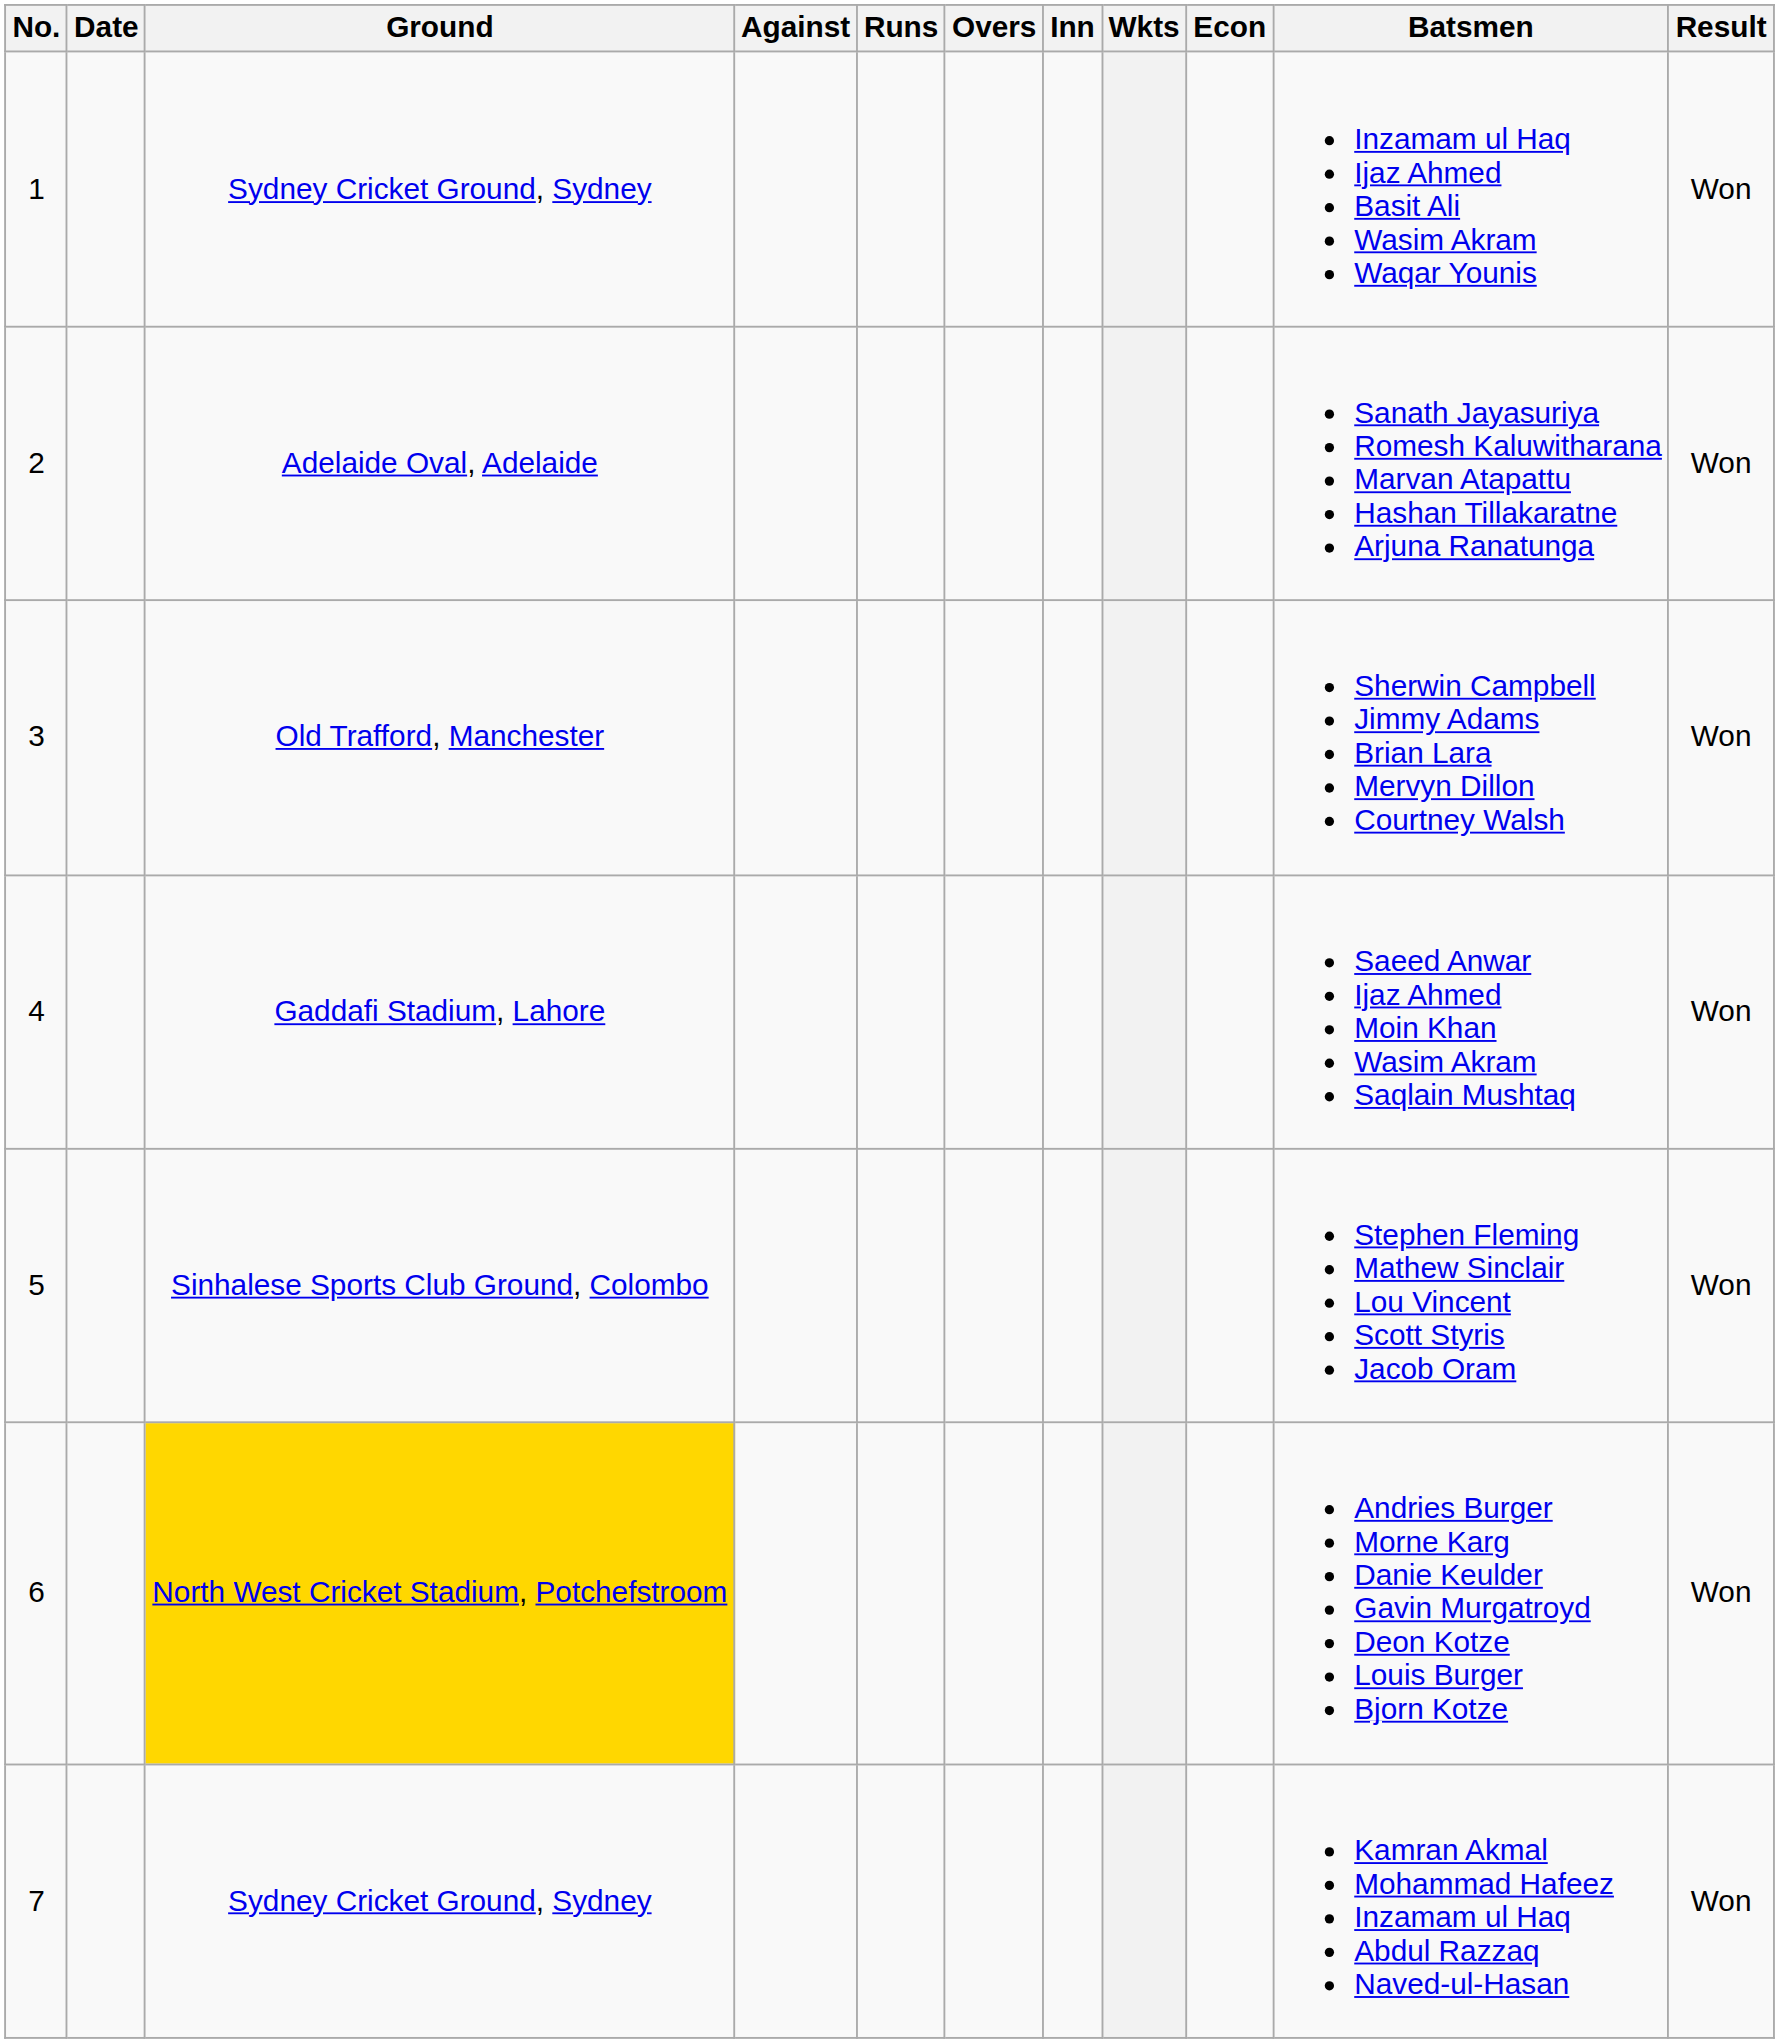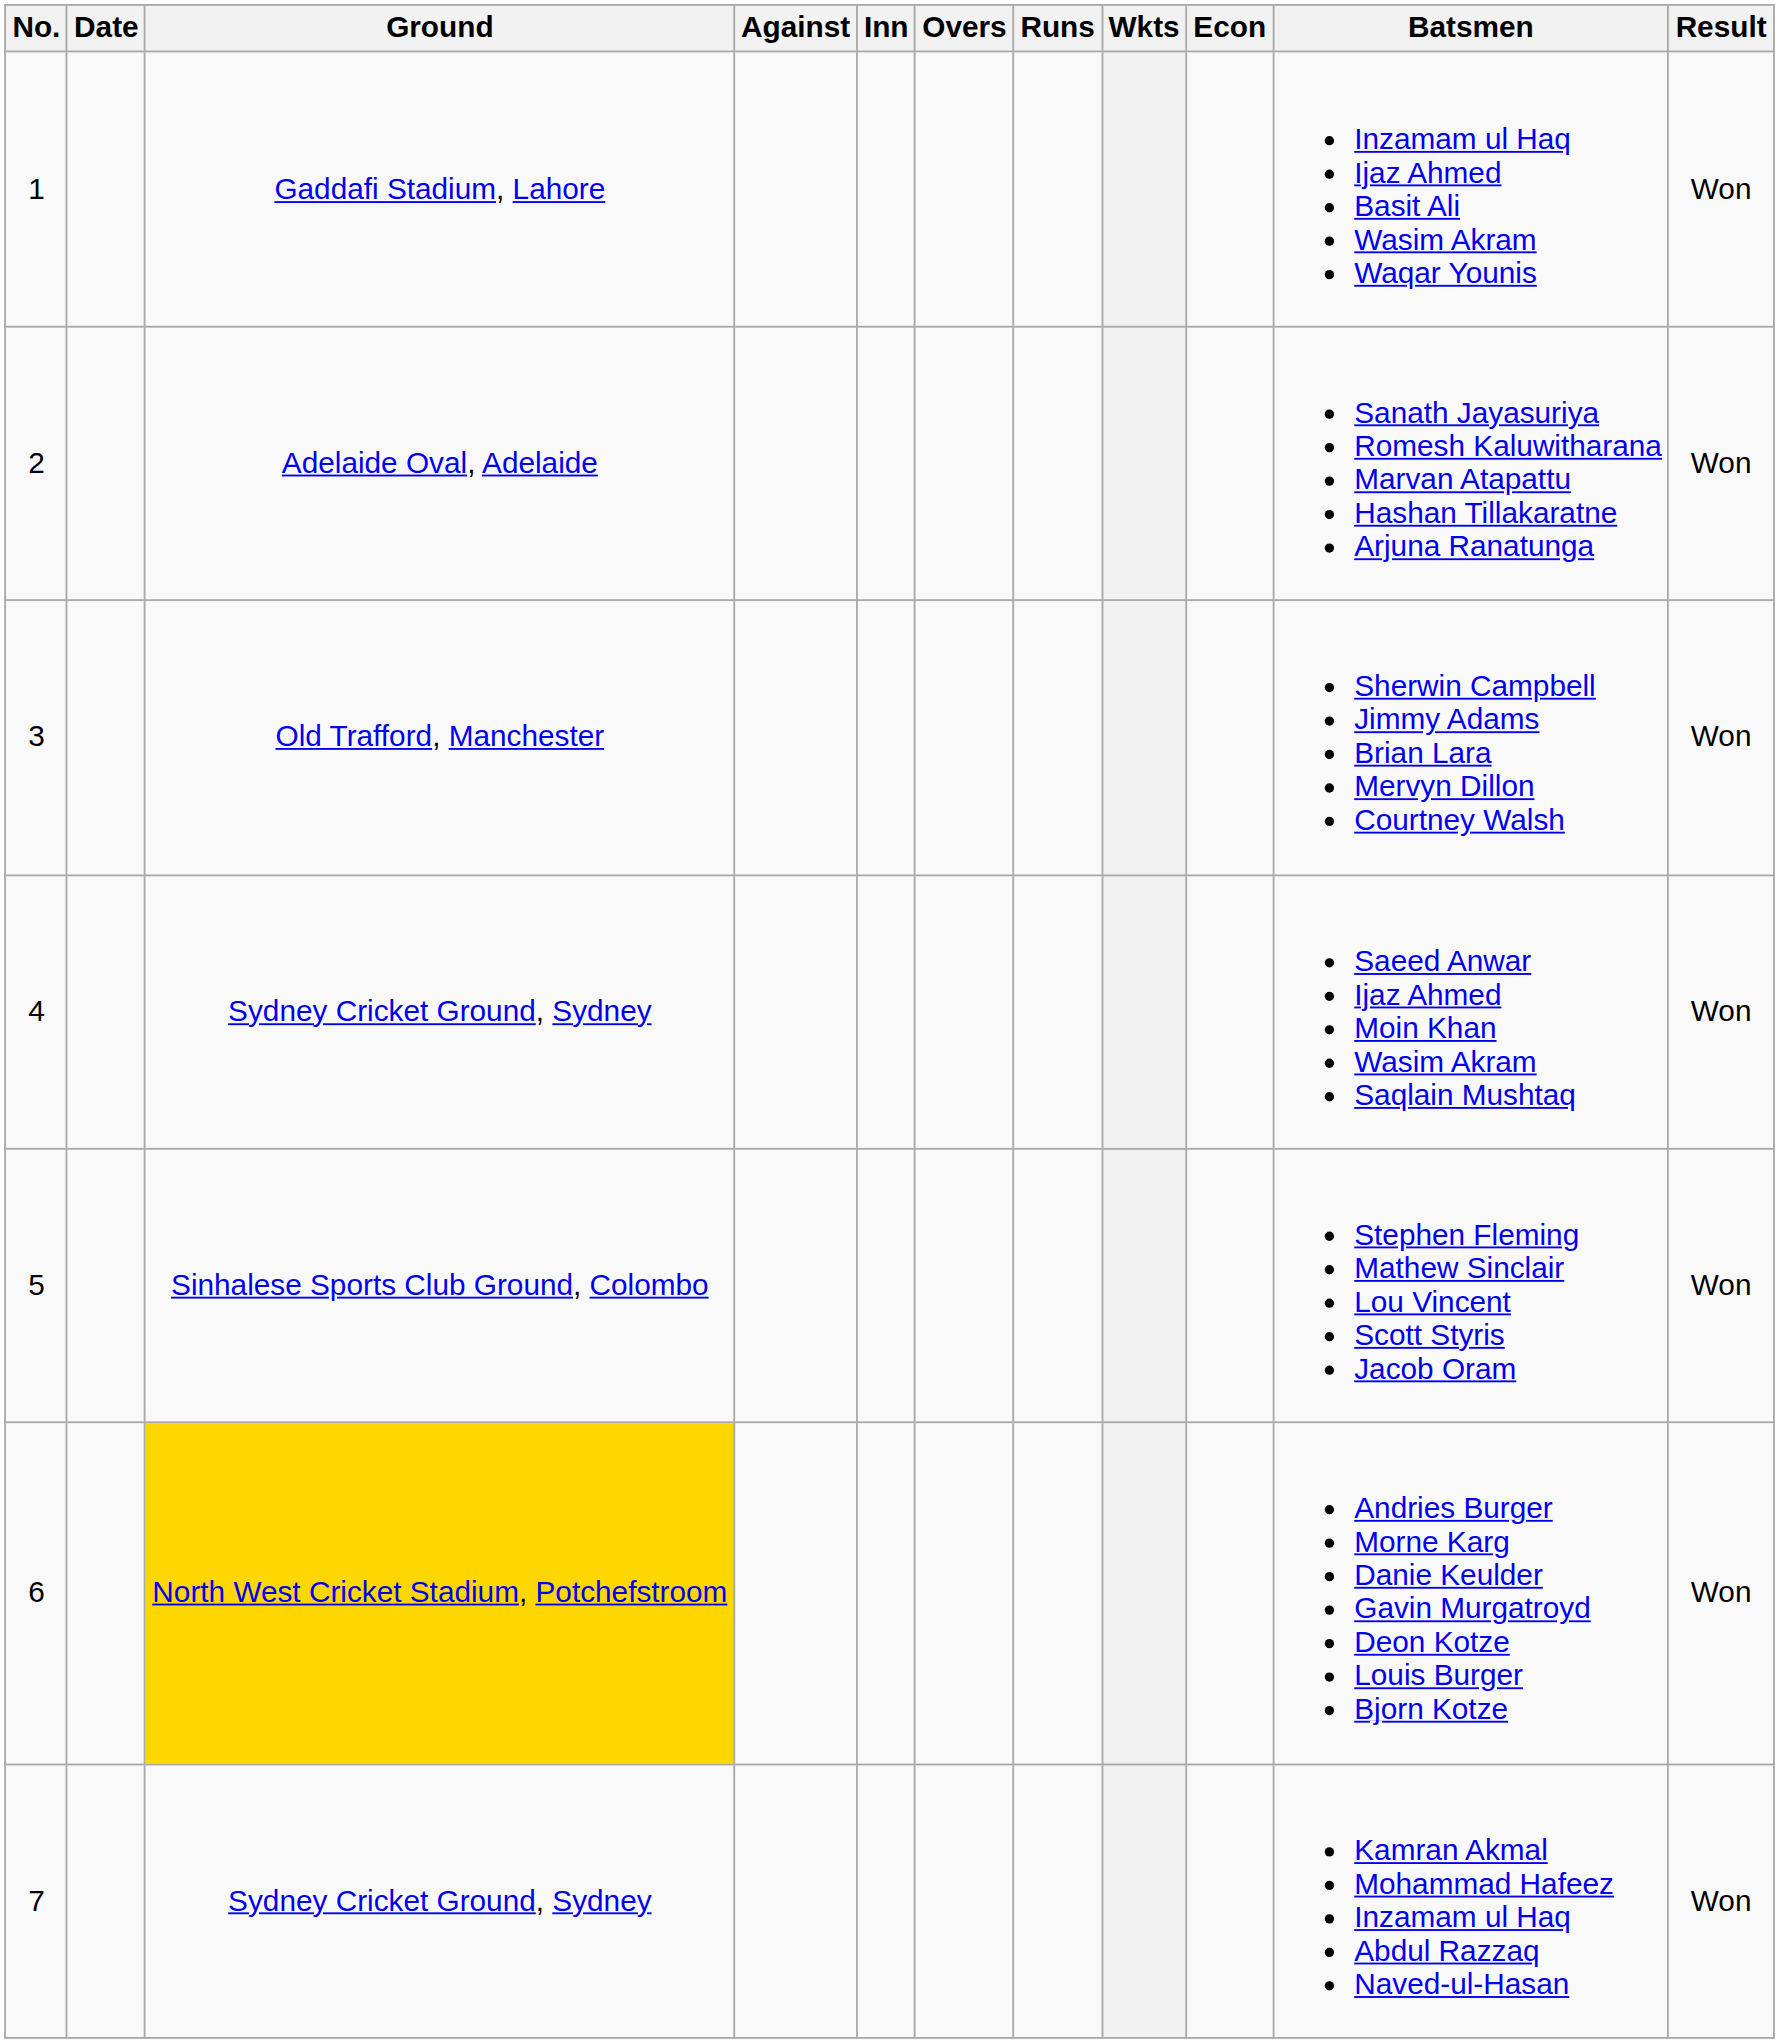columns swapped: (1072, 28) <-> (901, 28)
(440, 188) Sydney Cricket Ground, Sydney -> (440, 188) Gaddafi Stadium, Lahore
(440, 1011) Gaddafi Stadium, Lahore -> (440, 1011) Sydney Cricket Ground, Sydney
